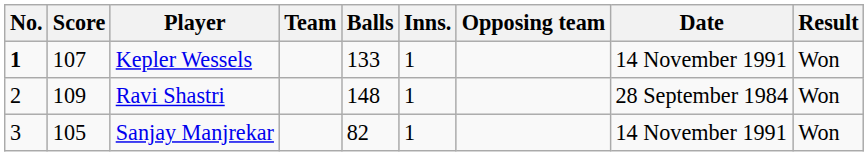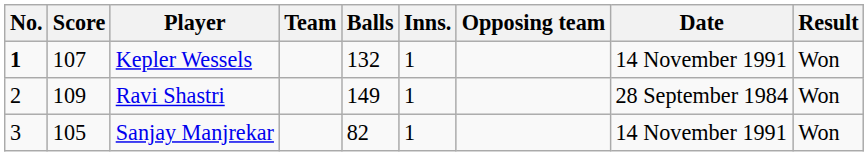(363, 59) 133 -> (363, 59) 132
(363, 96) 148 -> (363, 96) 149
